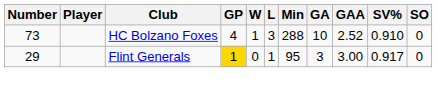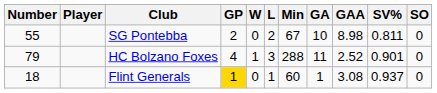+ row: (148, 35)
(32, 35) 73 -> (32, 56) 79
(320, 35) 10 -> (320, 56) 11
(387, 35) 0.910 -> (387, 56) 0.901
(32, 56) 29 -> (32, 77) 18
(293, 56) 95 -> (293, 77) 60
(320, 56) 3 -> (320, 77) 1
(350, 56) 3.00 -> (350, 77) 3.08
(387, 56) 0.917 -> (387, 77) 0.937
